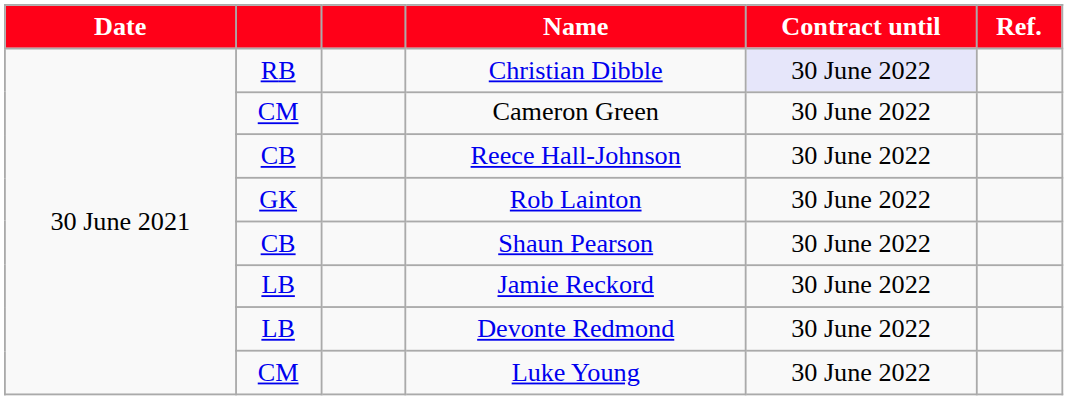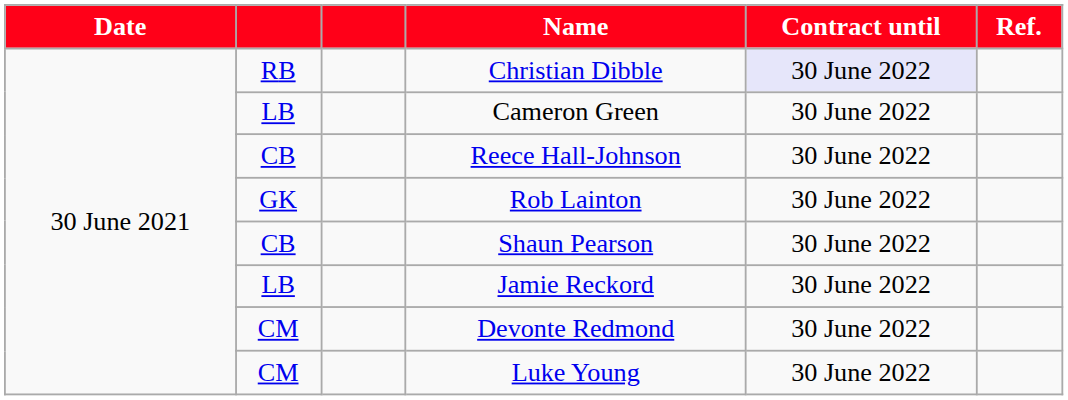(278, 112) CM -> (278, 112) LB
(278, 329) LB -> (278, 329) CM
